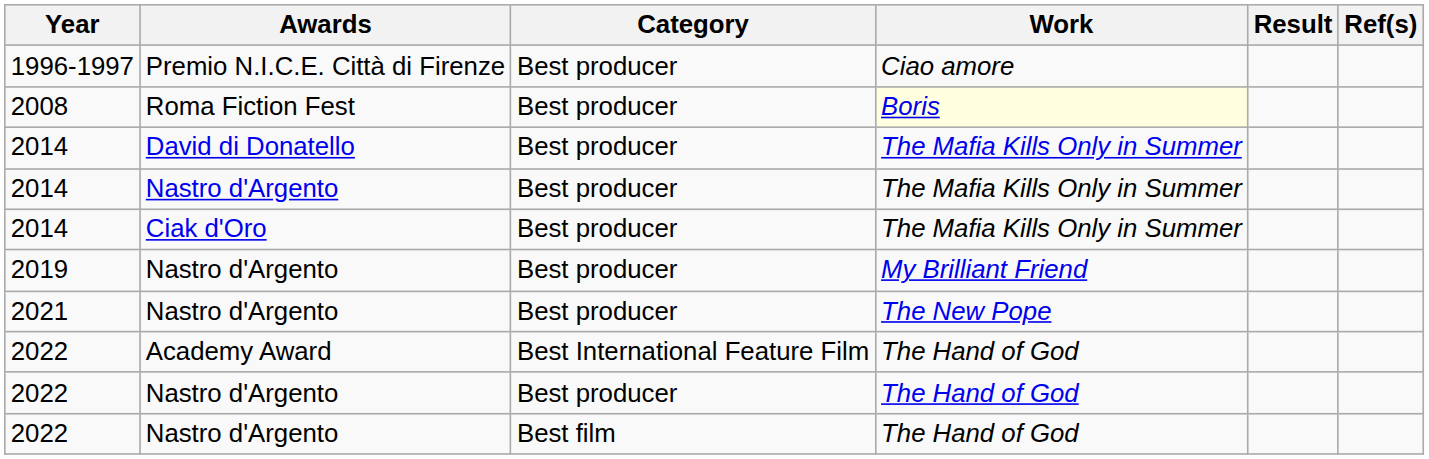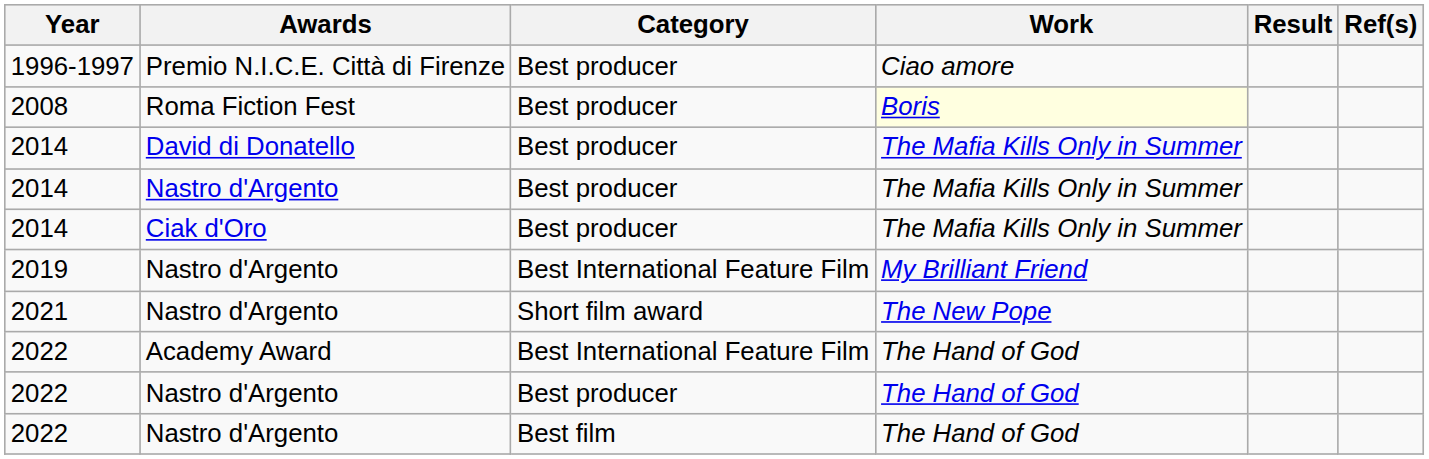(597, 270) Best producer -> (693, 270) Best International Feature Film
(597, 310) Best producer -> (610, 310) Short film award
